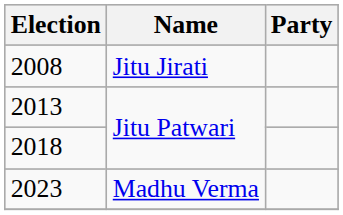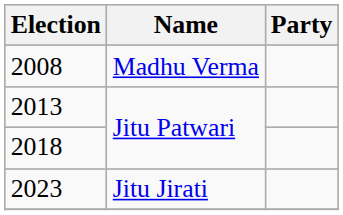(160, 65) Jitu Jirati -> (186, 65) Madhu Verma
(186, 188) Madhu Verma -> (160, 188) Jitu Jirati
